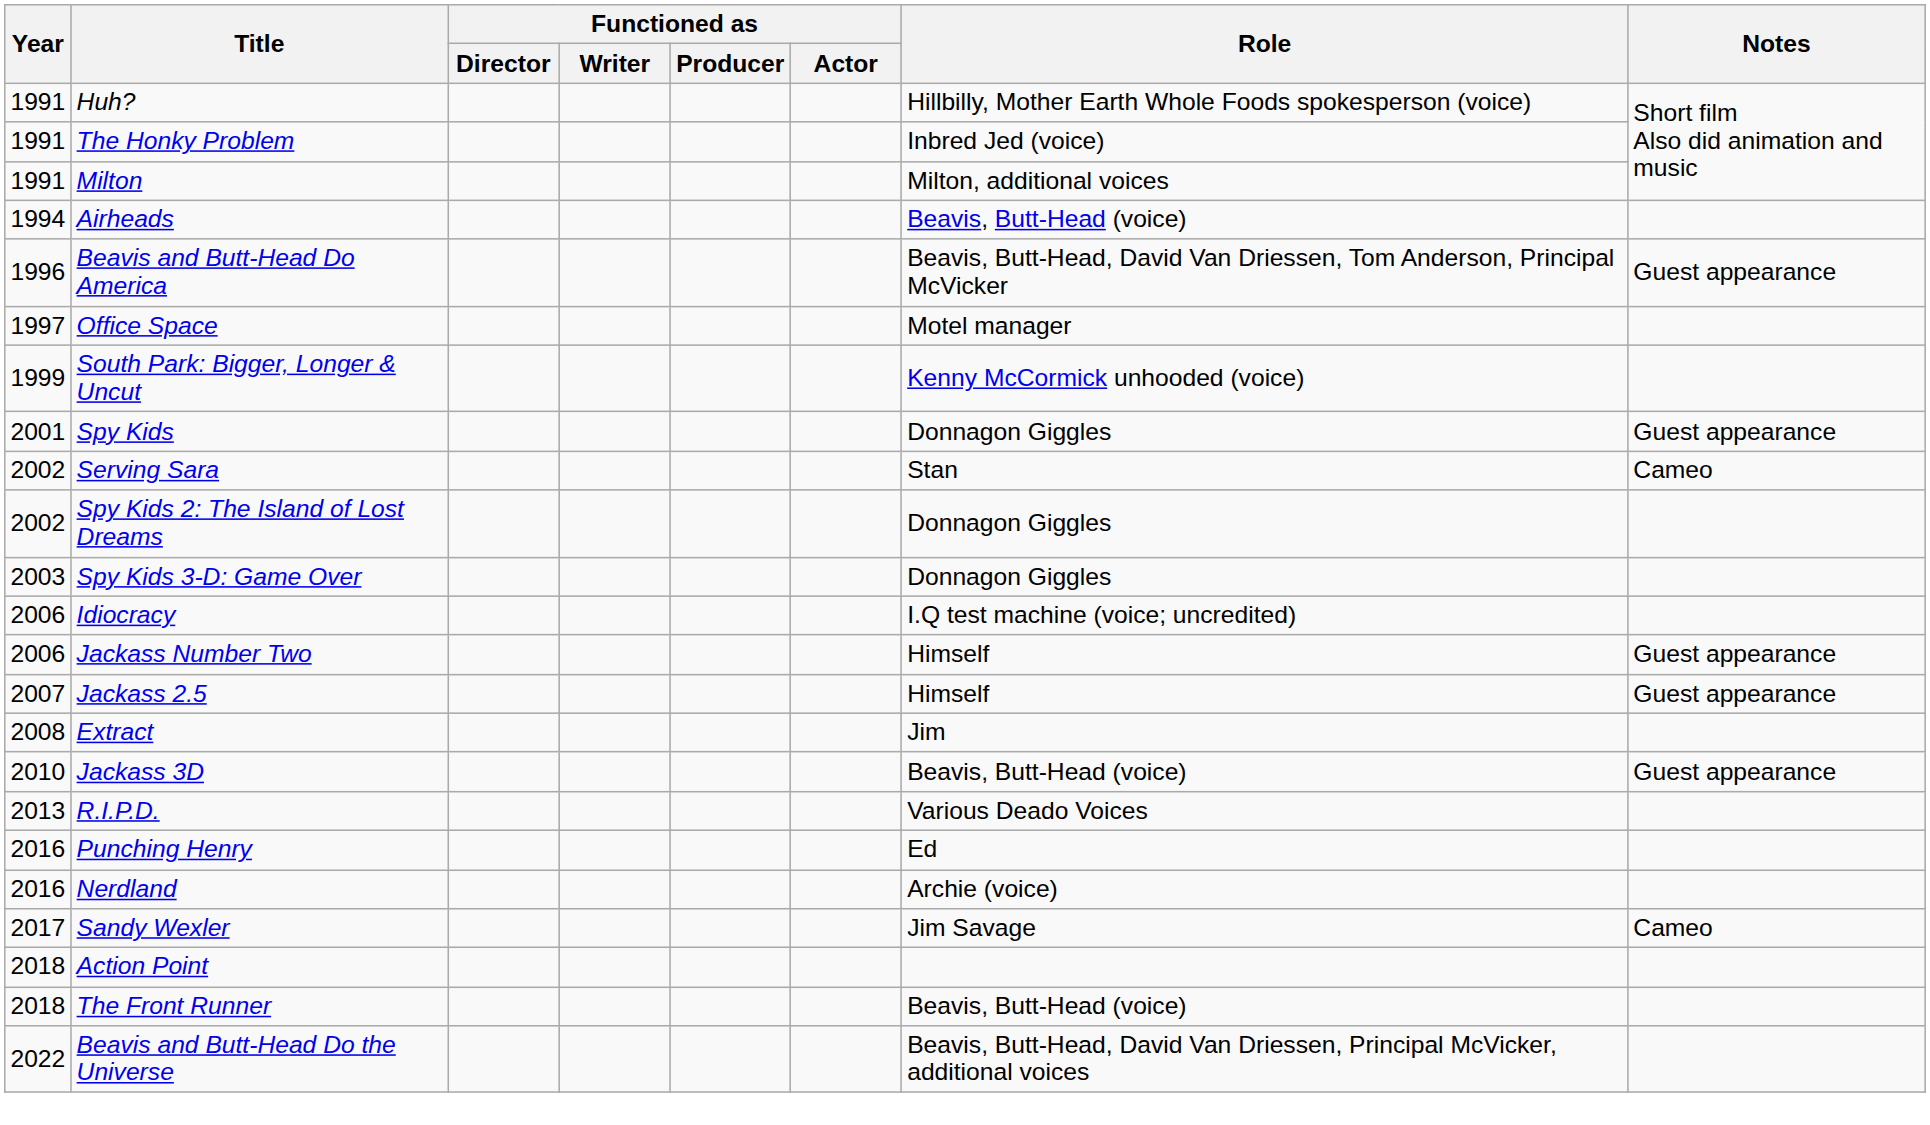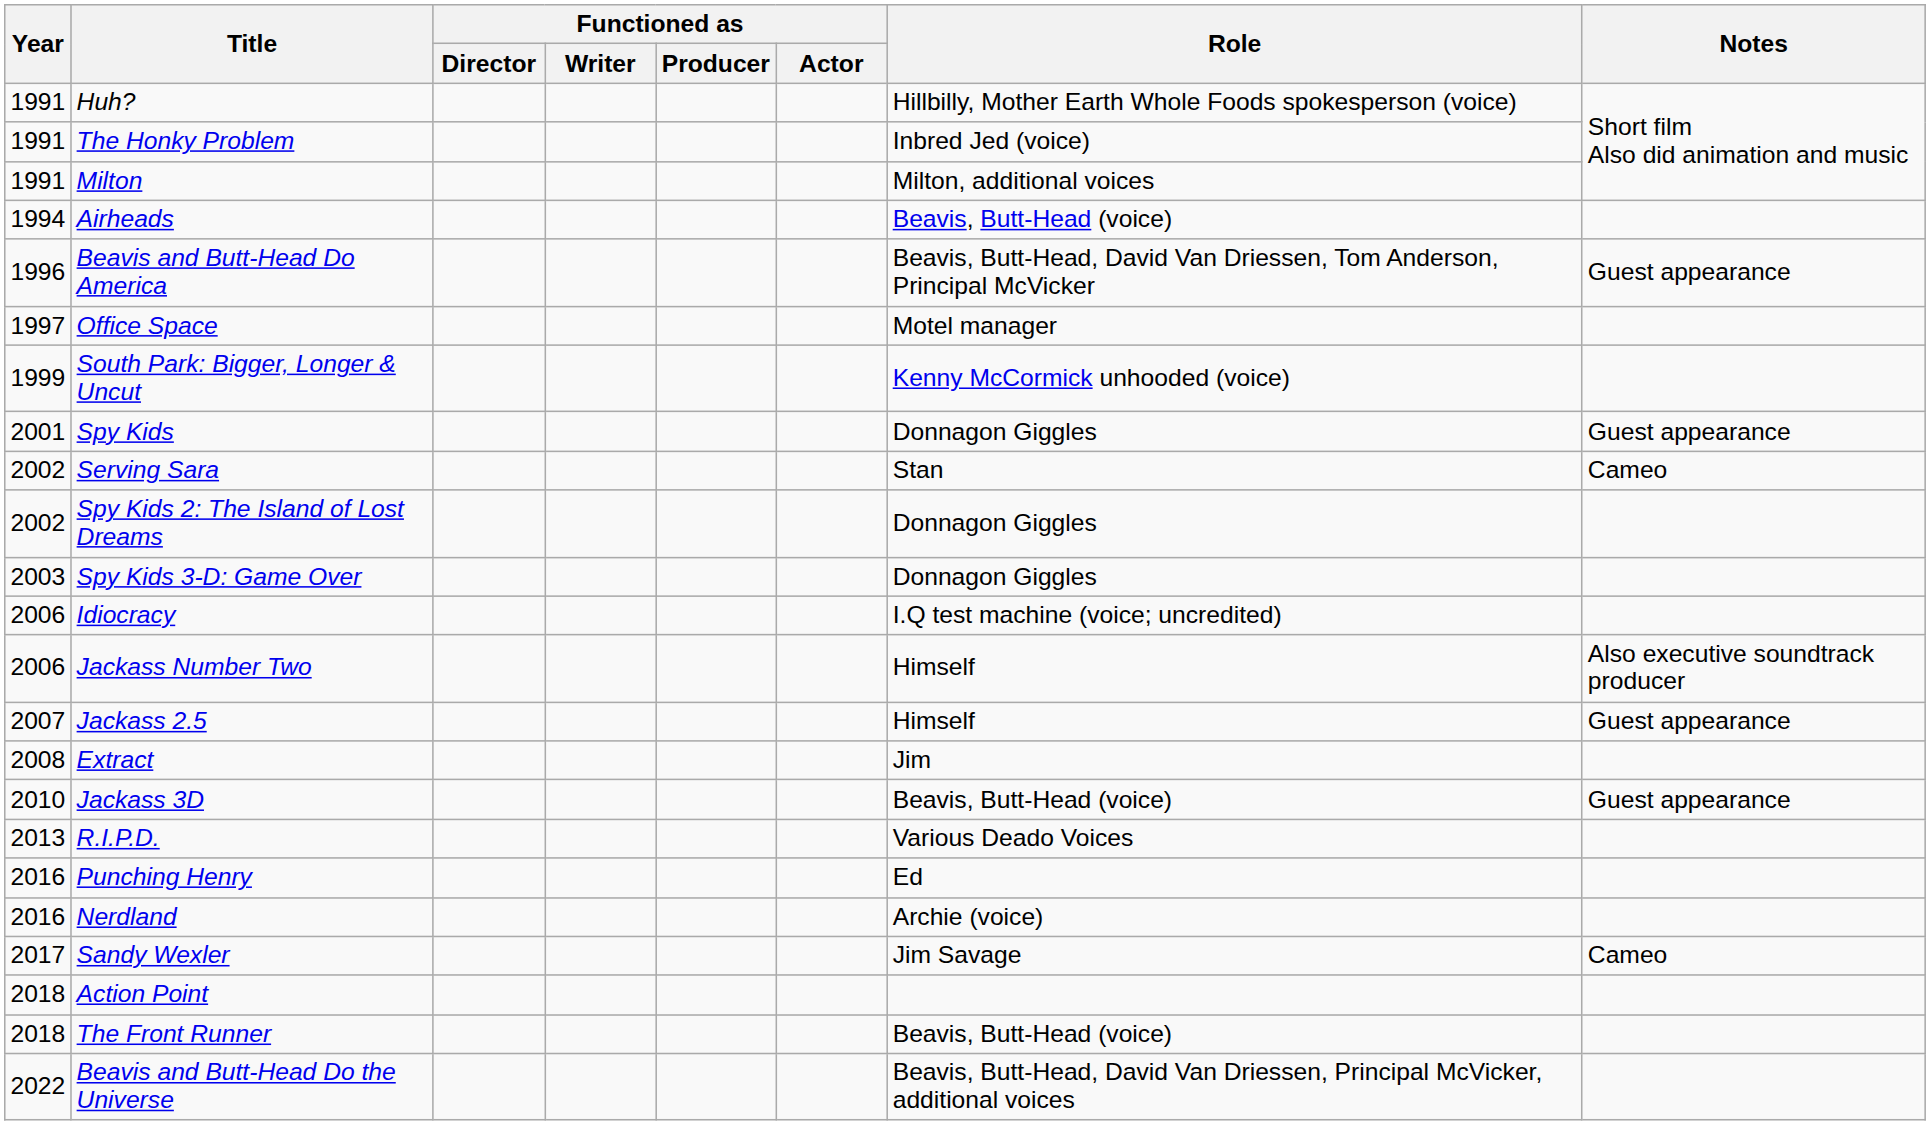(1735, 654) Guest appearance -> (1731, 668) Also executive soundtrack producer
